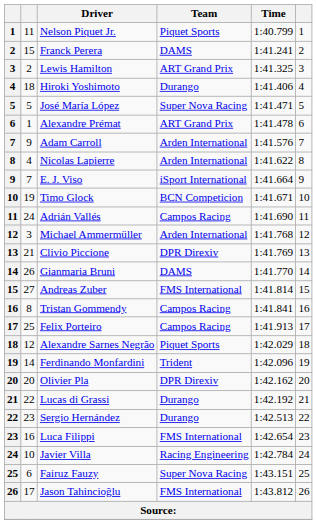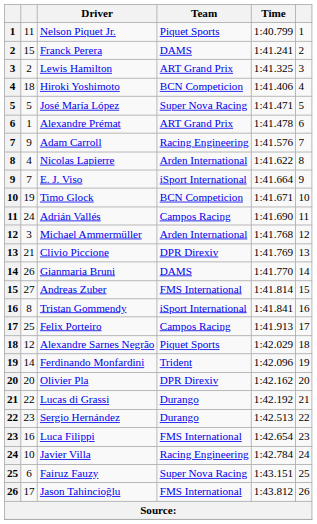(179, 86) Durango -> (201, 86) BCN Competicion
(203, 142) Arden International -> (204, 142) Racing Engineering
(195, 307) Campos Racing -> (203, 307) iSport International
